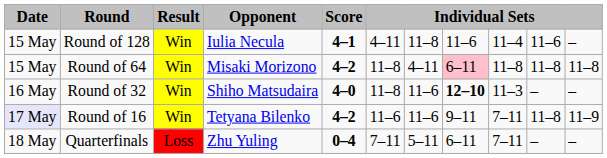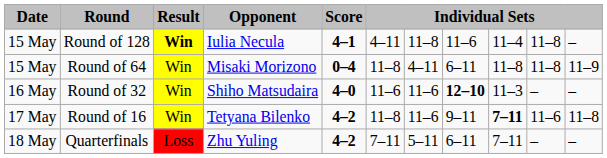(178, 41) normal -> (178, 41) bold
(546, 41) 11–6 -> (546, 41) 11–8
(344, 66) 4–2 -> (344, 66) 0–4
(461, 66) pink background -> (461, 66) no background
(584, 66) 11–8 -> (584, 66) 11–9
(385, 91) 11–8 -> (385, 91) 11–6
(32, 116) lavender background -> (32, 116) no background
(385, 116) 11–6 -> (385, 116) 11–8
(508, 116) normal -> (507, 116) bold
(546, 116) 11–8 -> (546, 116) 11–6
(584, 116) 11–9 -> (584, 116) 11–8
(344, 141) 0–4 -> (344, 141) 4–2
